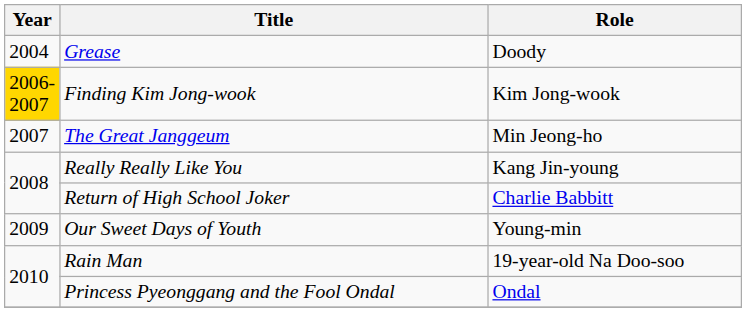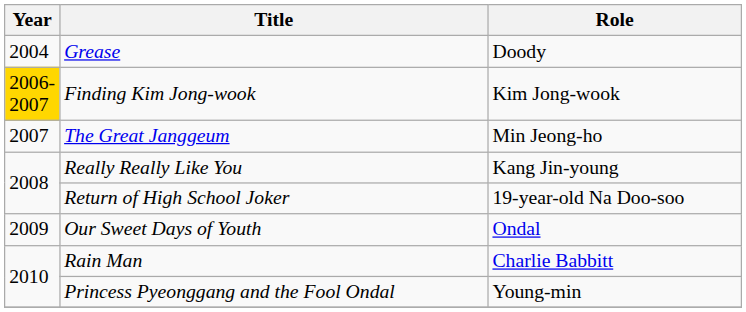(553, 198) Charlie Babbitt -> (588, 198) 19-year-old Na Doo-soo
(537, 229) Young-min -> (516, 229) Ondal
(588, 260) 19-year-old Na Doo-soo -> (553, 260) Charlie Babbitt
(516, 291) Ondal -> (537, 291) Young-min
